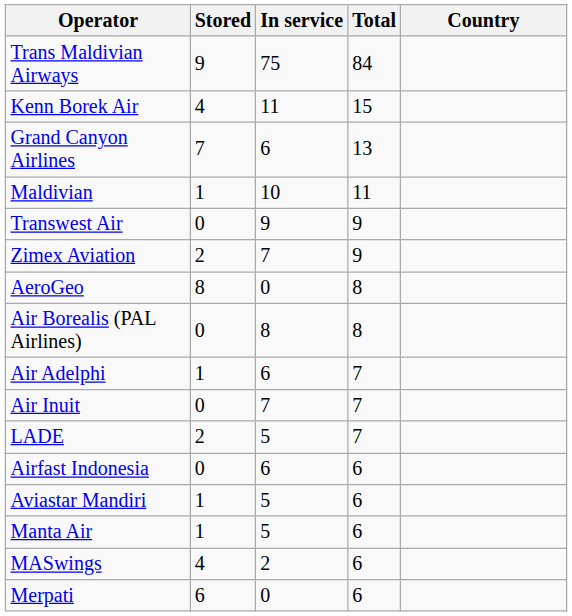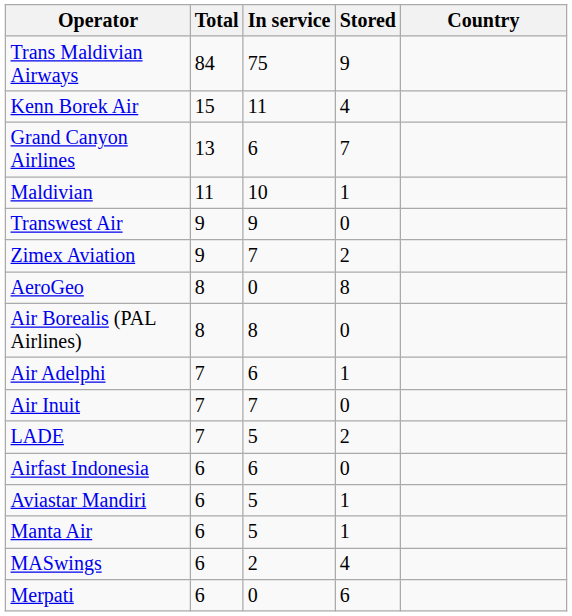columns swapped: (374, 20) <-> (223, 20)
